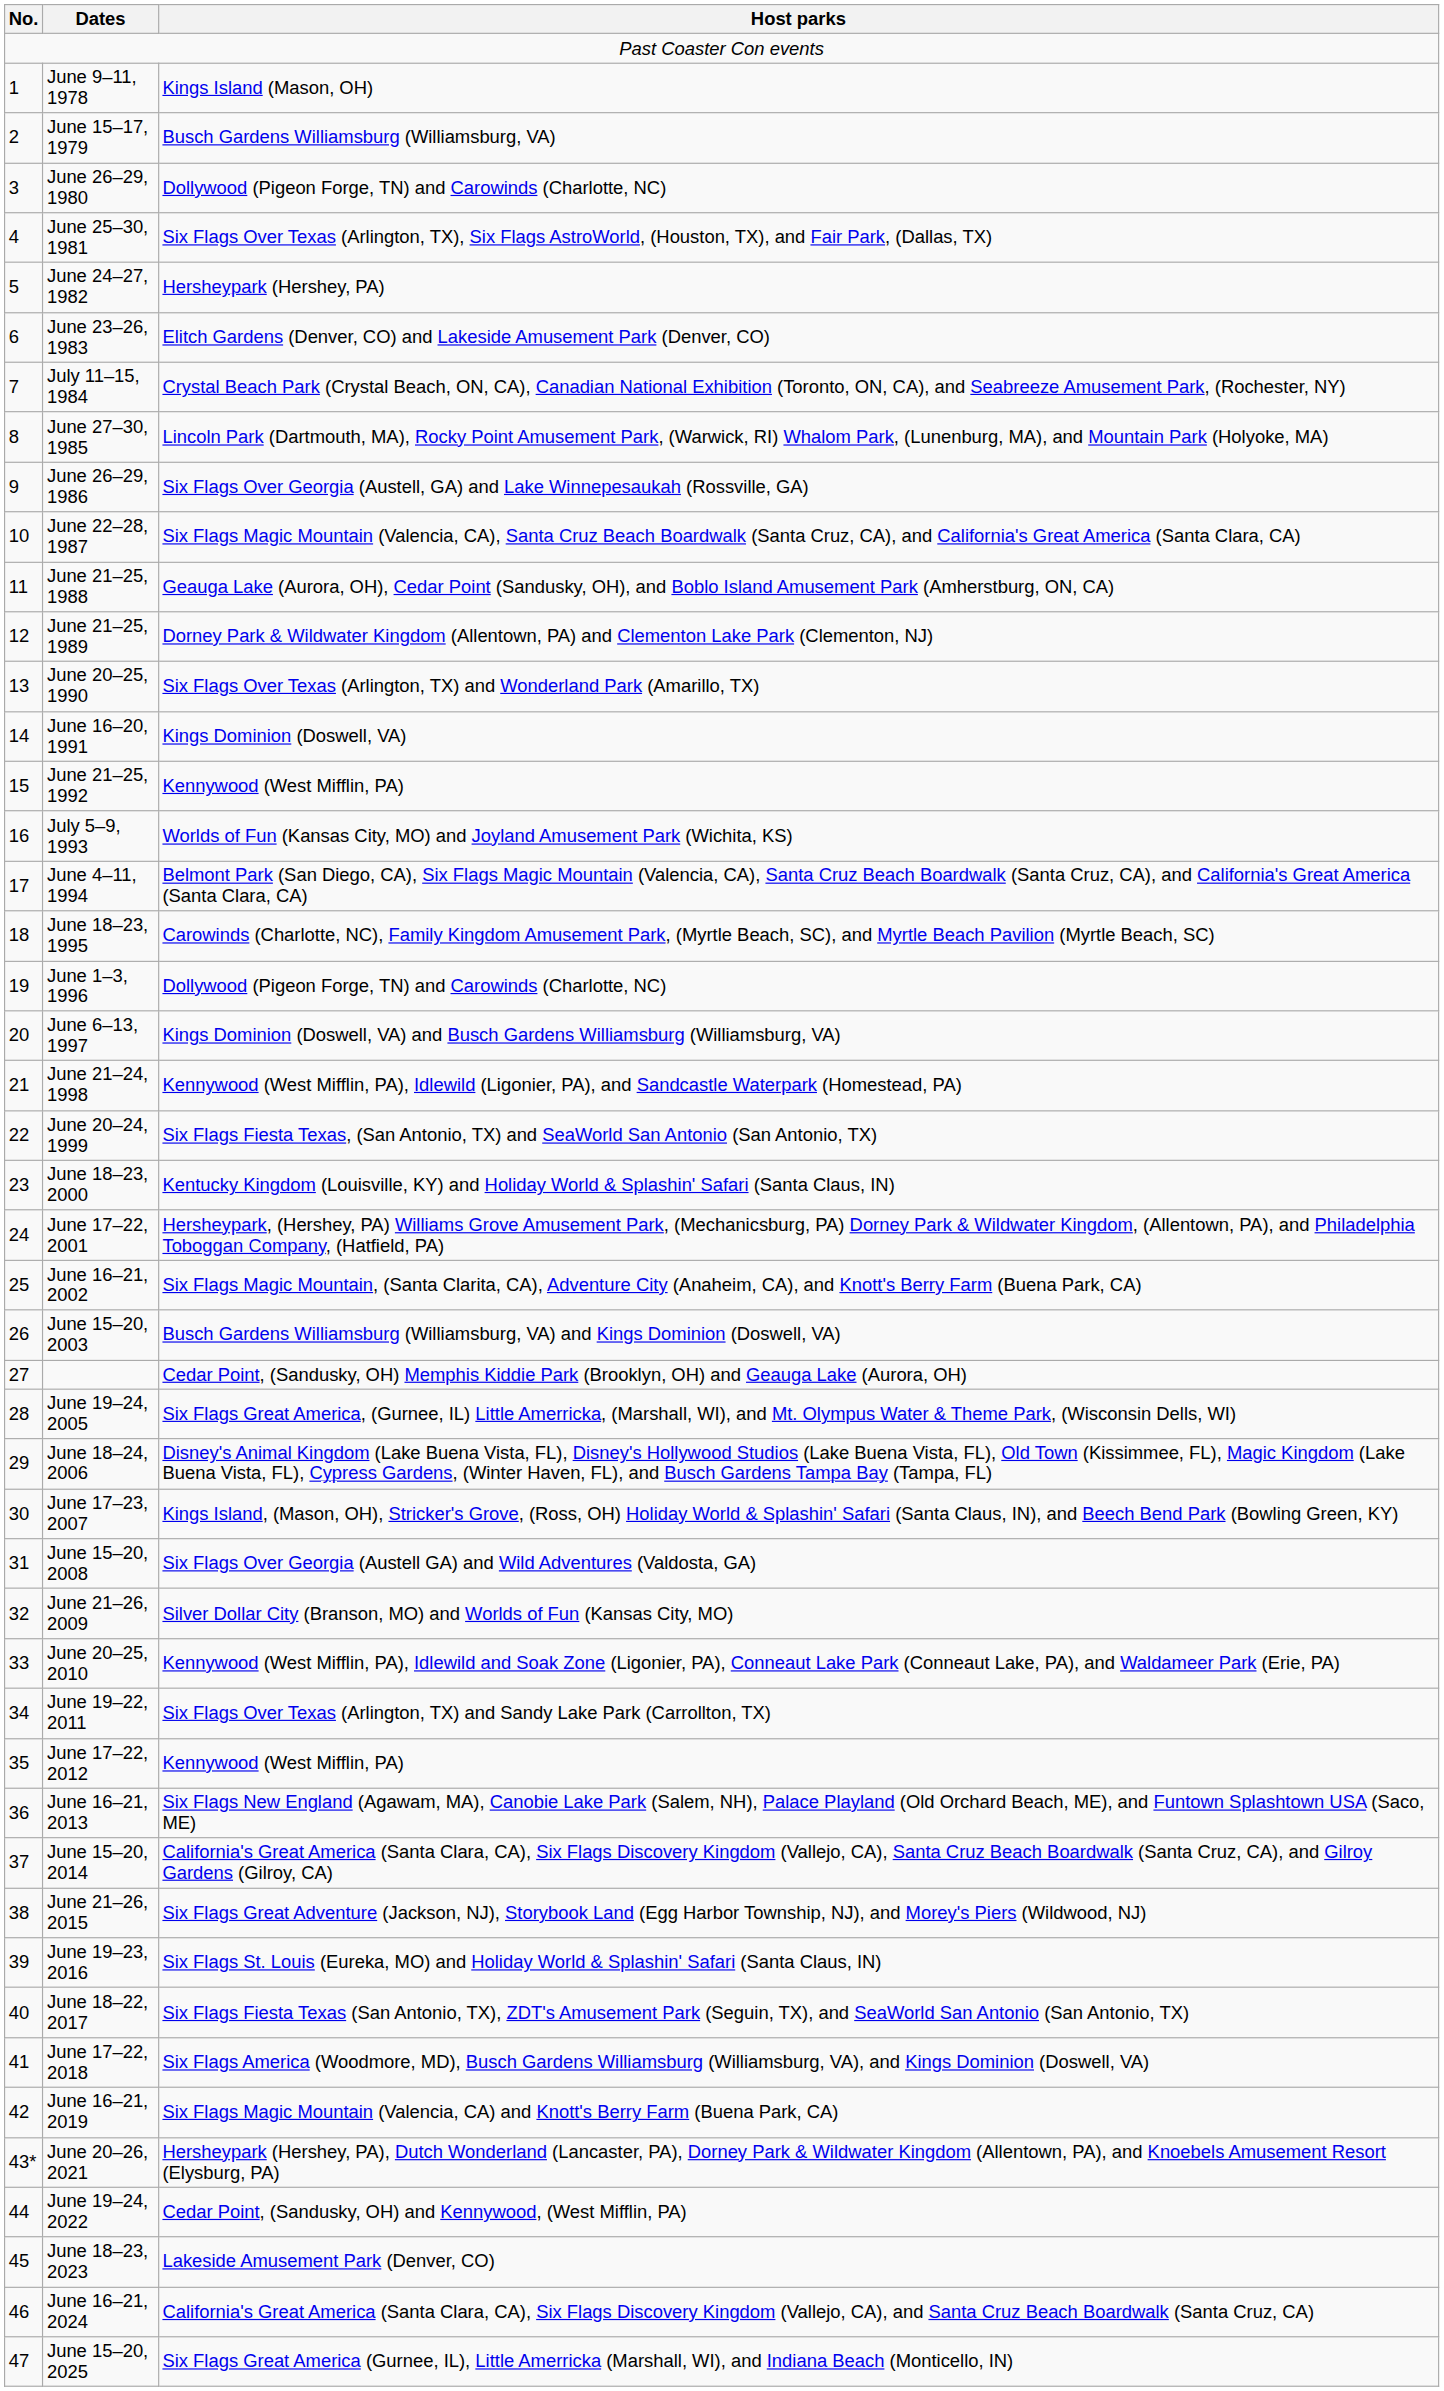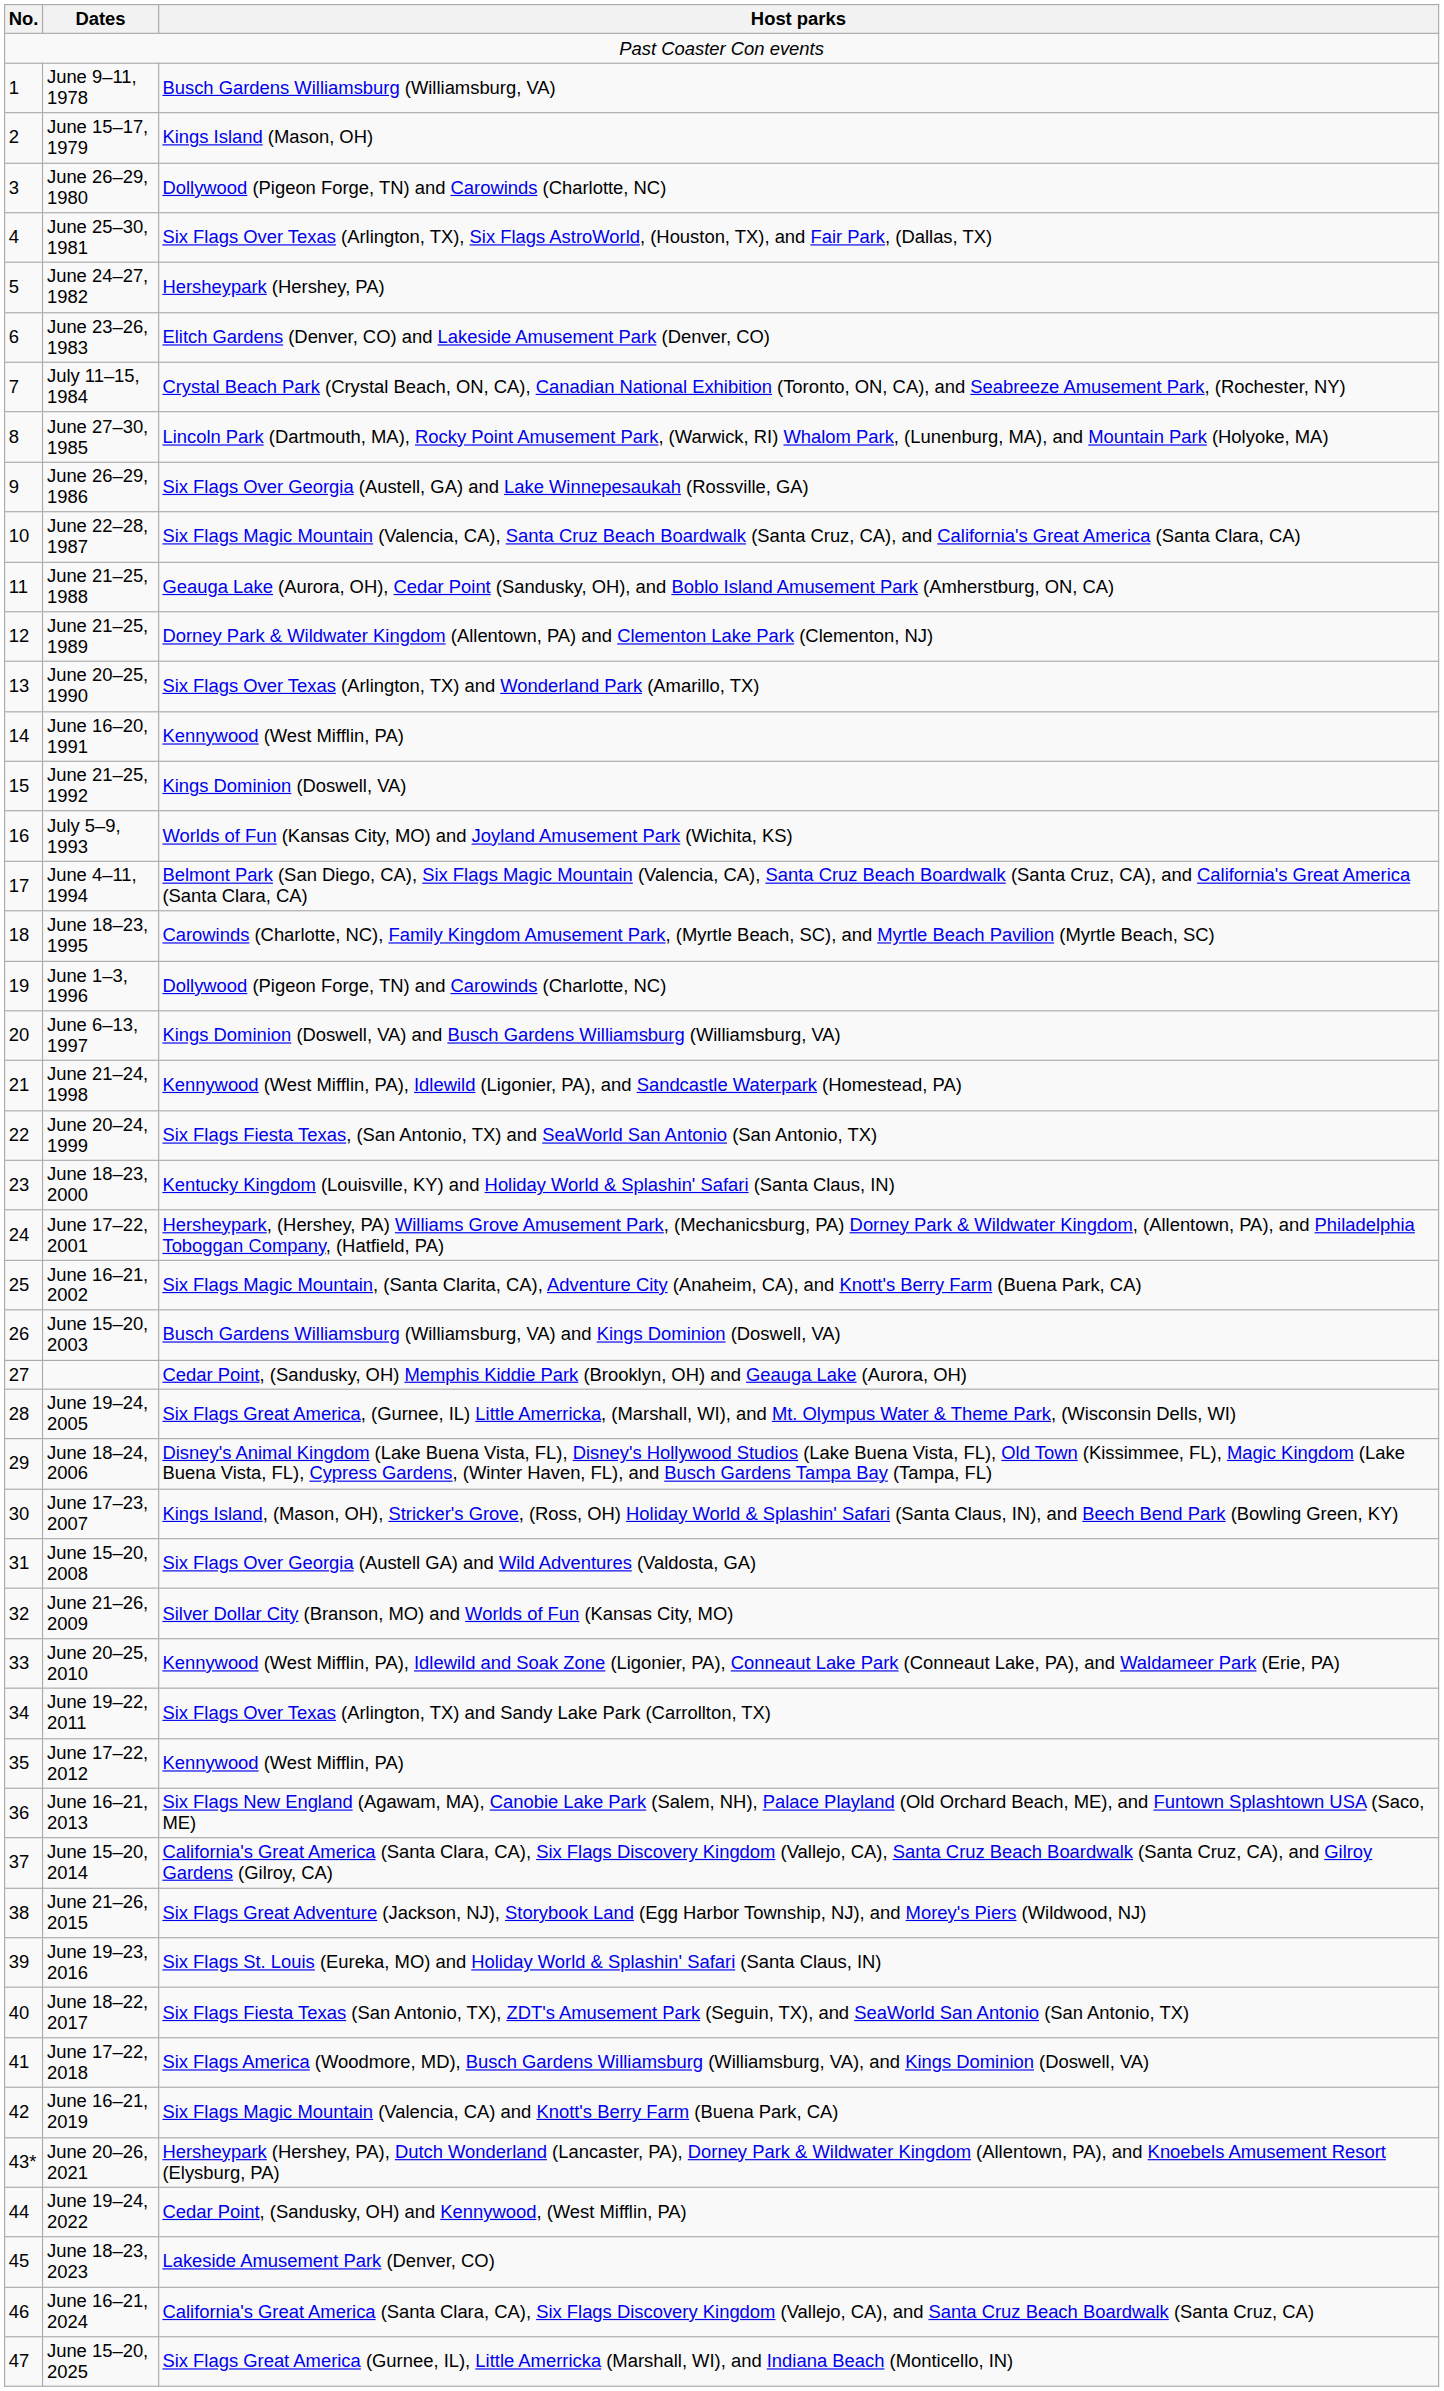(268, 87) Kings Island (Mason, OH) -> (359, 87) Busch Gardens Williamsburg (Williamsburg, VA)
(359, 137) Busch Gardens Williamsburg (Williamsburg, VA) -> (268, 137) Kings Island (Mason, OH)
(284, 736) Kings Dominion (Doswell, VA) -> (283, 736) Kennywood (West Mifflin, PA)
(283, 786) Kennywood (West Mifflin, PA) -> (284, 786) Kings Dominion (Doswell, VA)
